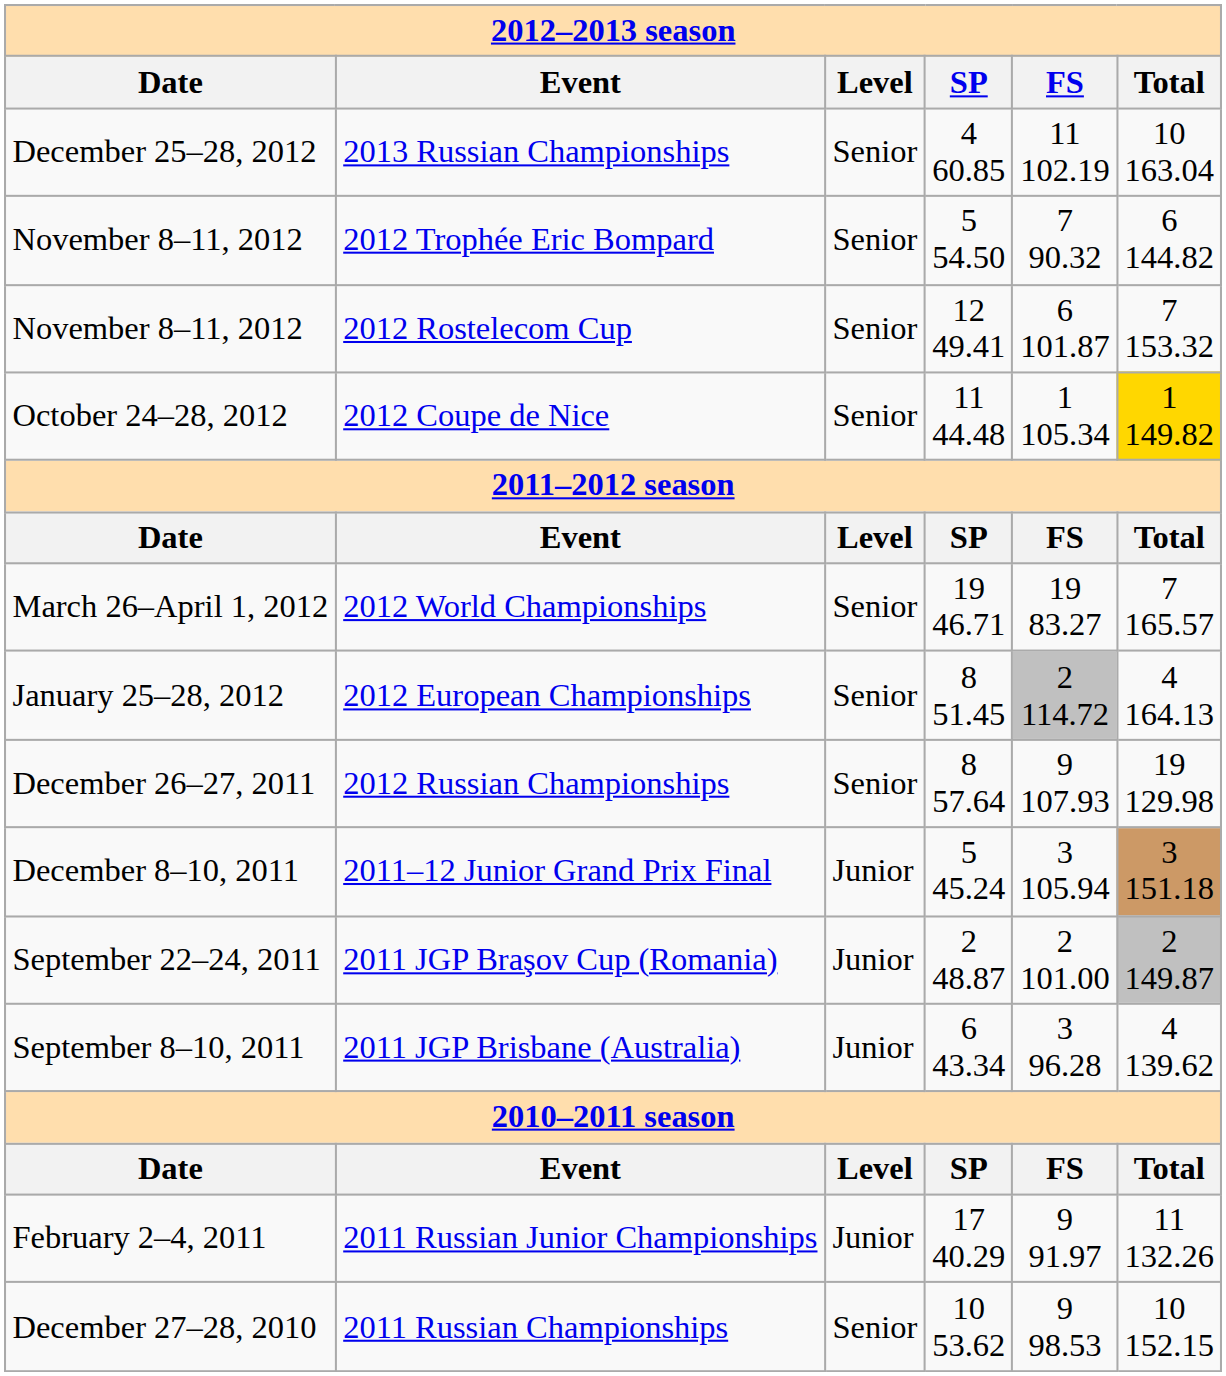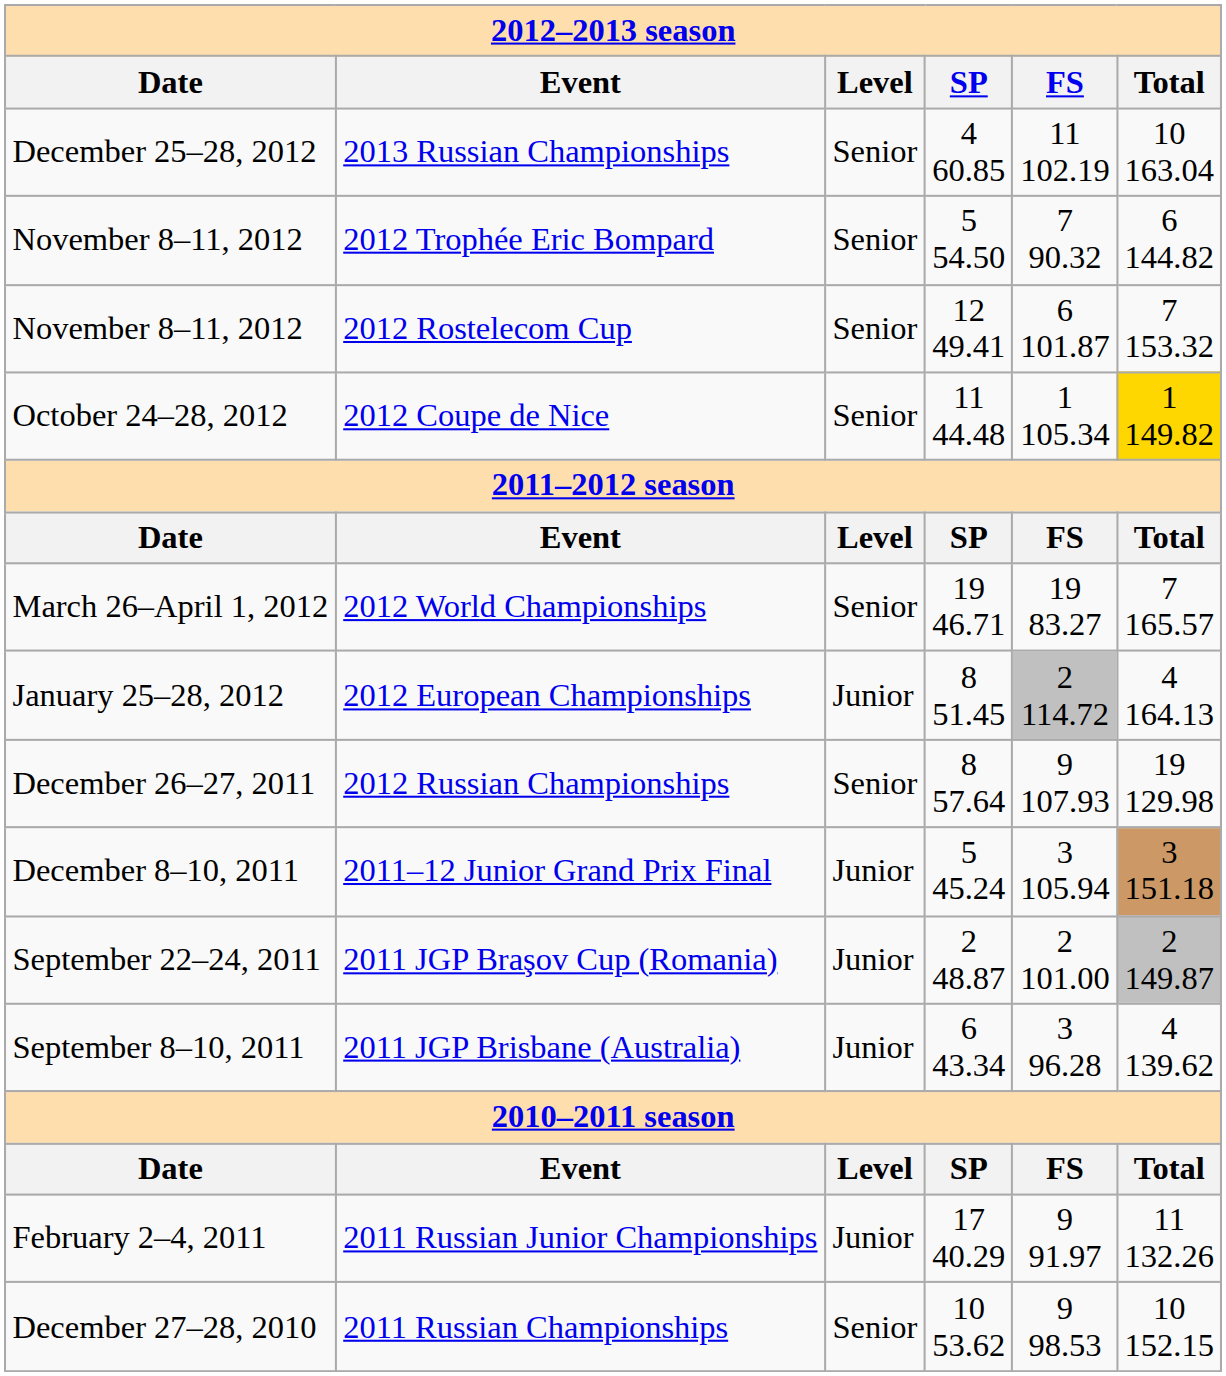(875, 694) Senior -> (873, 694) Junior
